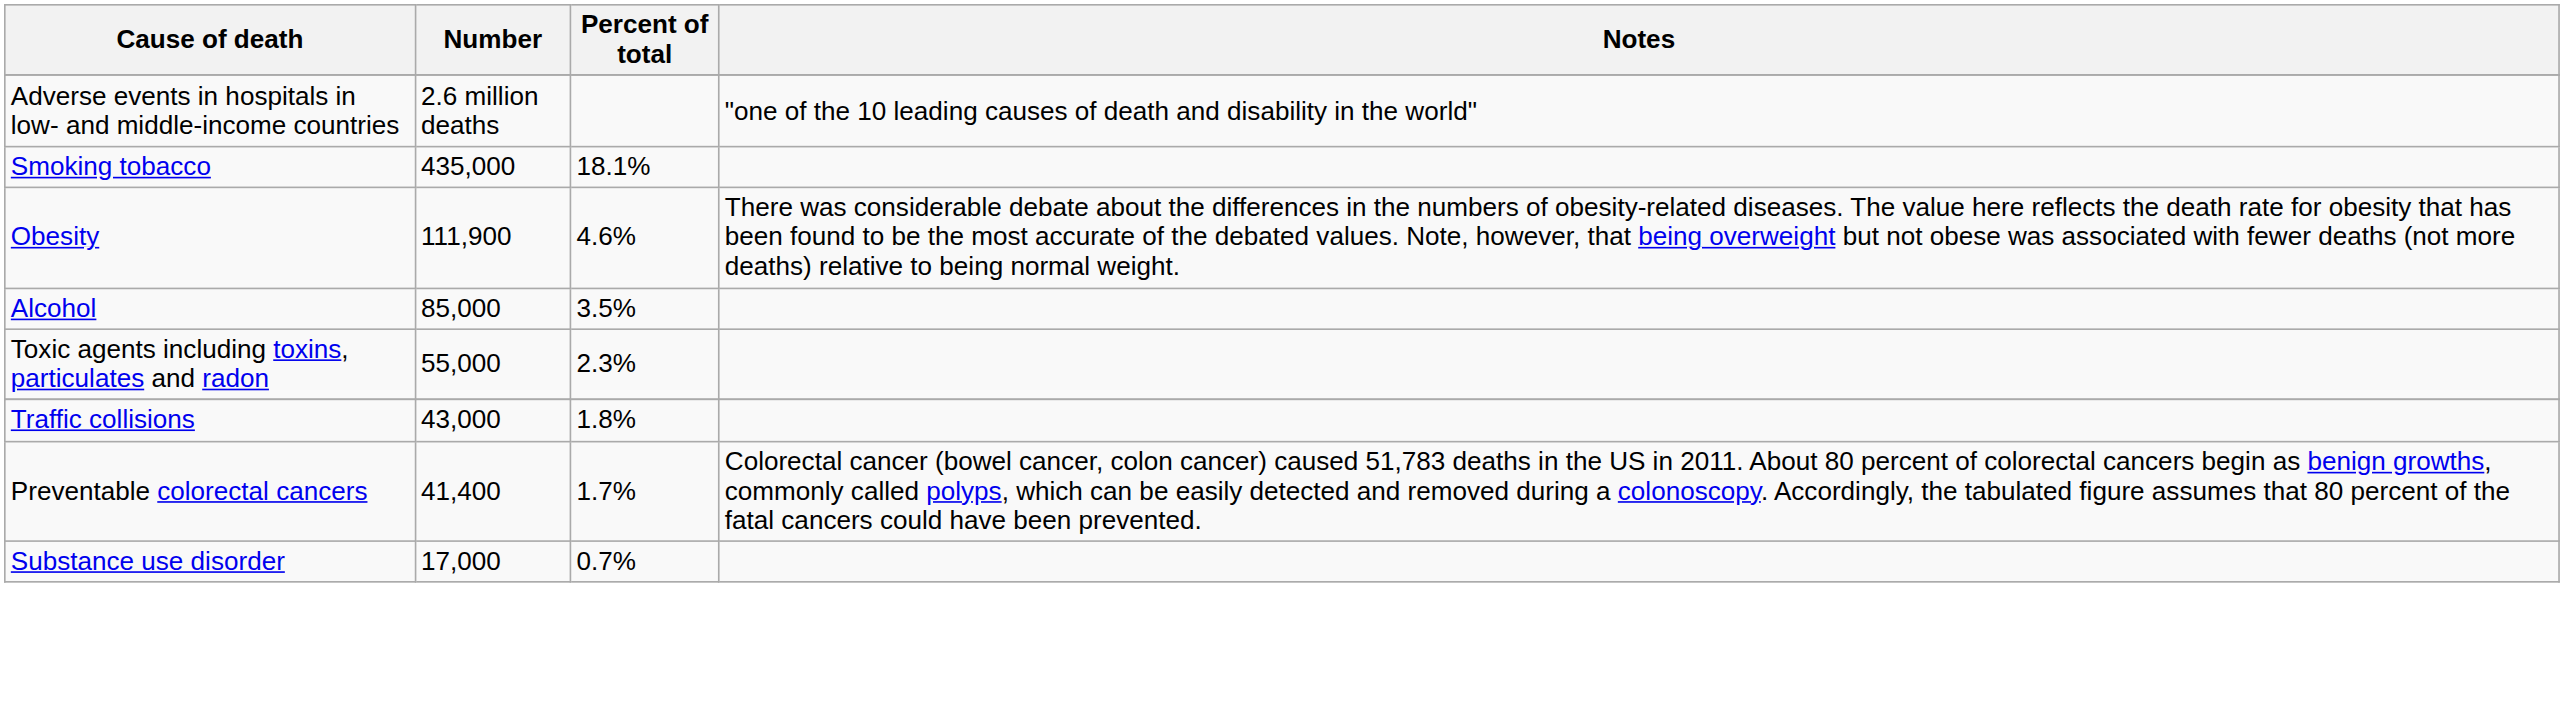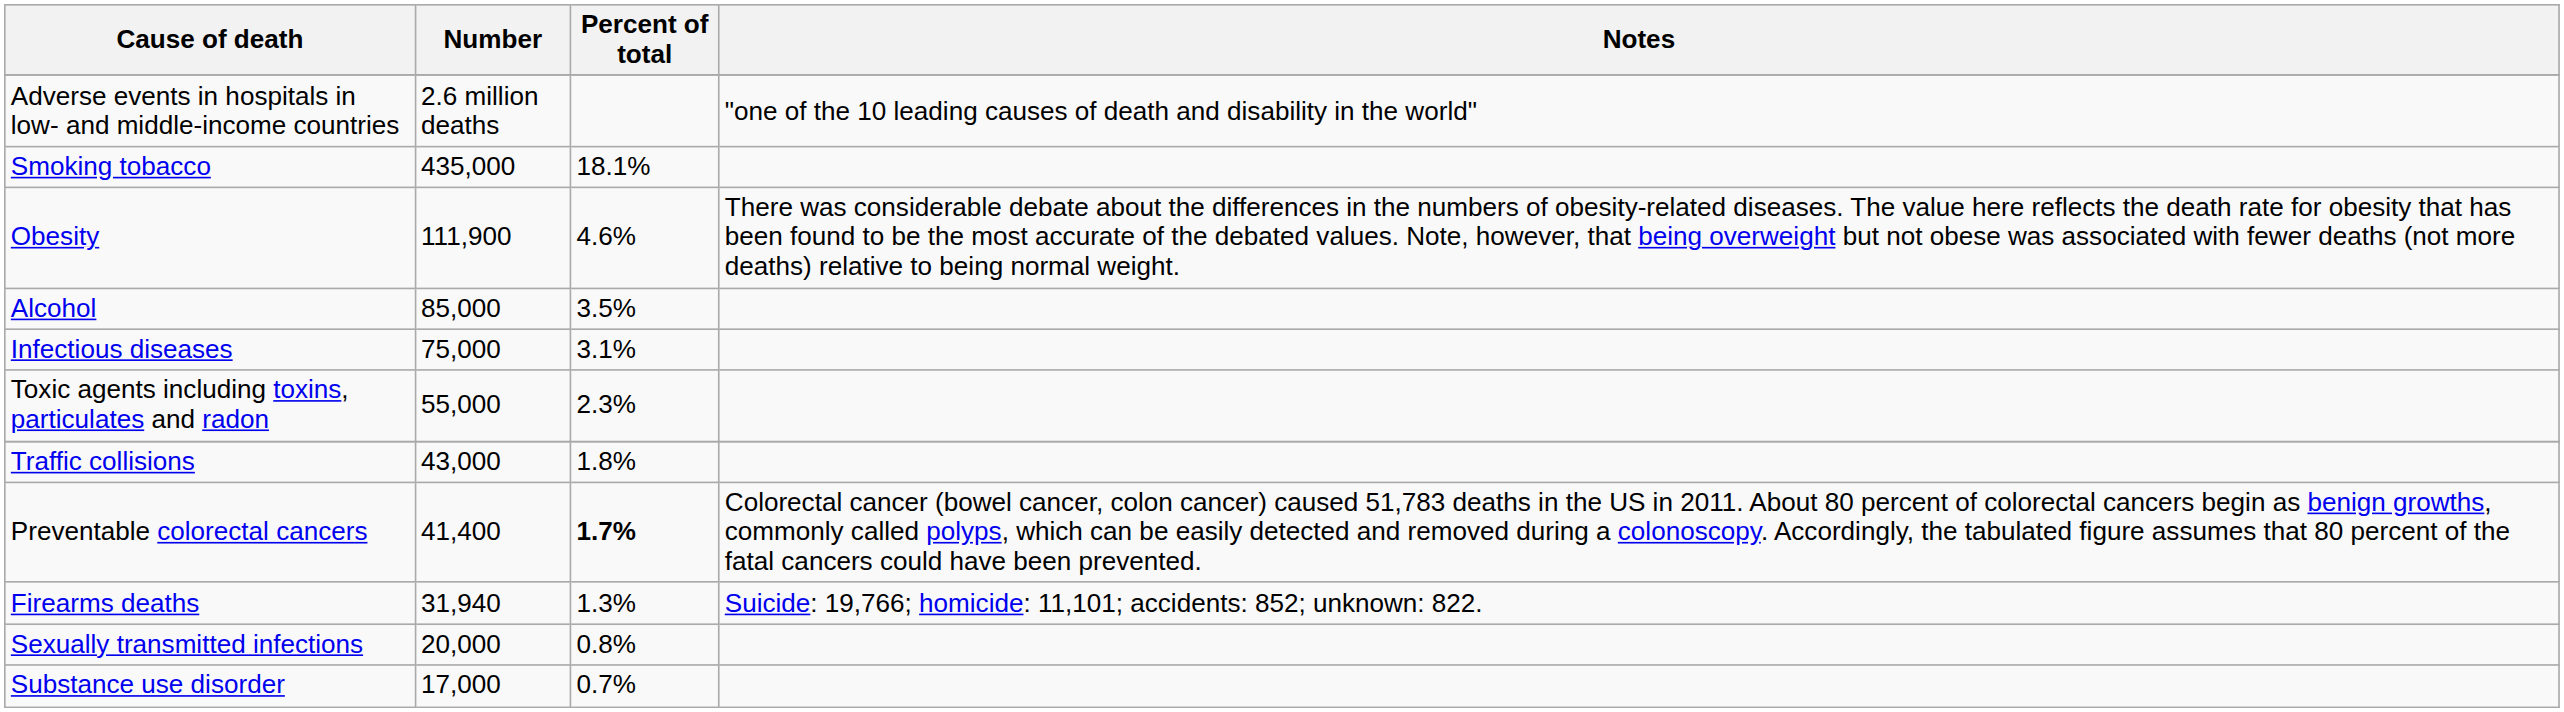+ row: (122, 349)
(606, 490) normal -> (606, 532) bold
+ row: (105, 602)
+ row: (187, 644)
